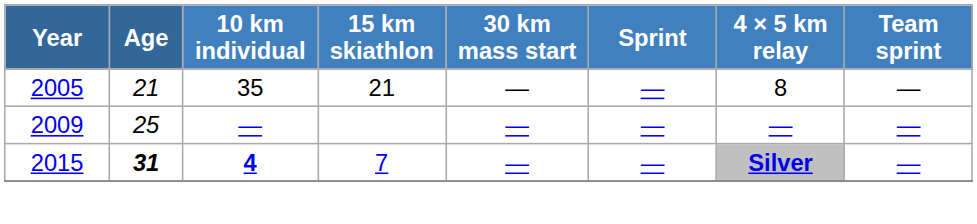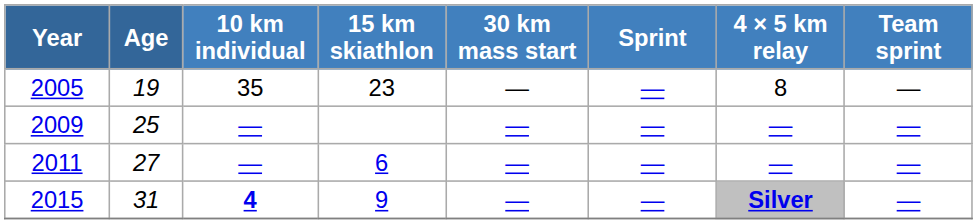(146, 88) 21 -> (146, 88) 19
(382, 88) 21 -> (382, 88) 23
+ row: (57, 163)
(146, 163) bold -> (146, 200) normal
(382, 163) 7 -> (382, 200) 9
